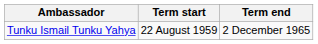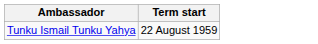- column: (266, 13)
